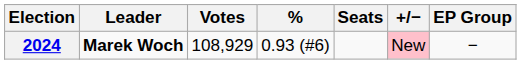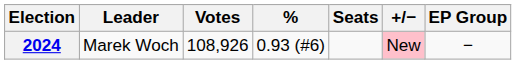(133, 45) bold -> (131, 45) normal
(222, 45) 108,929 -> (218, 45) 108,926
